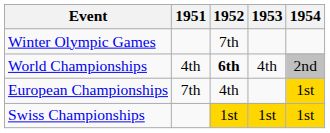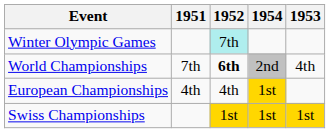columns swapped: (267, 16) <-> (305, 16)
(229, 41) no background -> (229, 41) paleturquoise background
(191, 66) 4th -> (191, 66) 7th
(191, 90) 7th -> (191, 90) 4th
